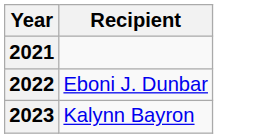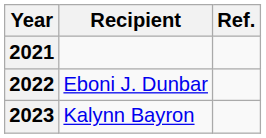+ column: (236, 20)
